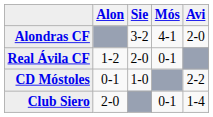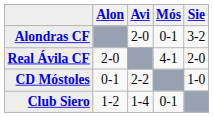columns swapped: (196, 15) <-> (139, 15)
(167, 36) 4-1 -> (169, 36) 0-1
(110, 58) 1-2 -> (110, 58) 2-0
(167, 58) 0-1 -> (169, 58) 4-1
(110, 101) 2-0 -> (110, 101) 1-2
